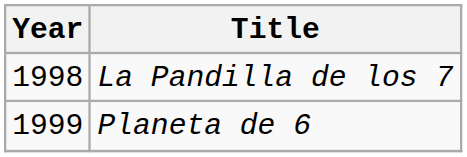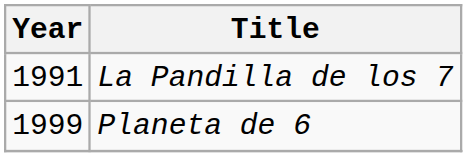(48, 78) 1998 -> (48, 78) 1991
